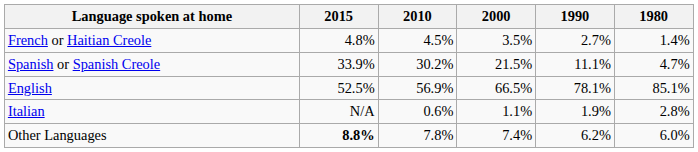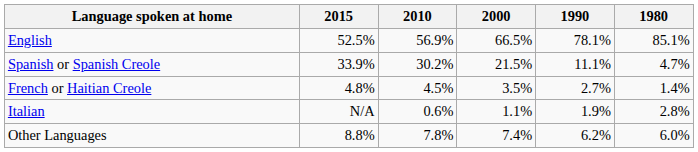rows swapped: (30, 88) <-> (80, 40)
(358, 135) bold -> (360, 135) normal
